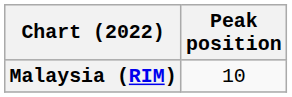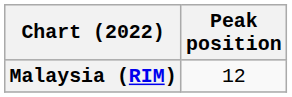(234, 76) 10 -> (234, 76) 12
